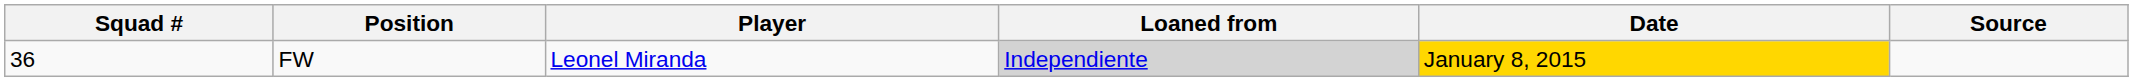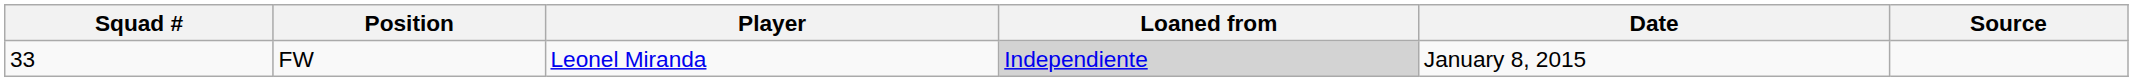(23, 59) 36 -> (23, 59) 33
(1505, 59) gold background -> (1505, 59) no background
